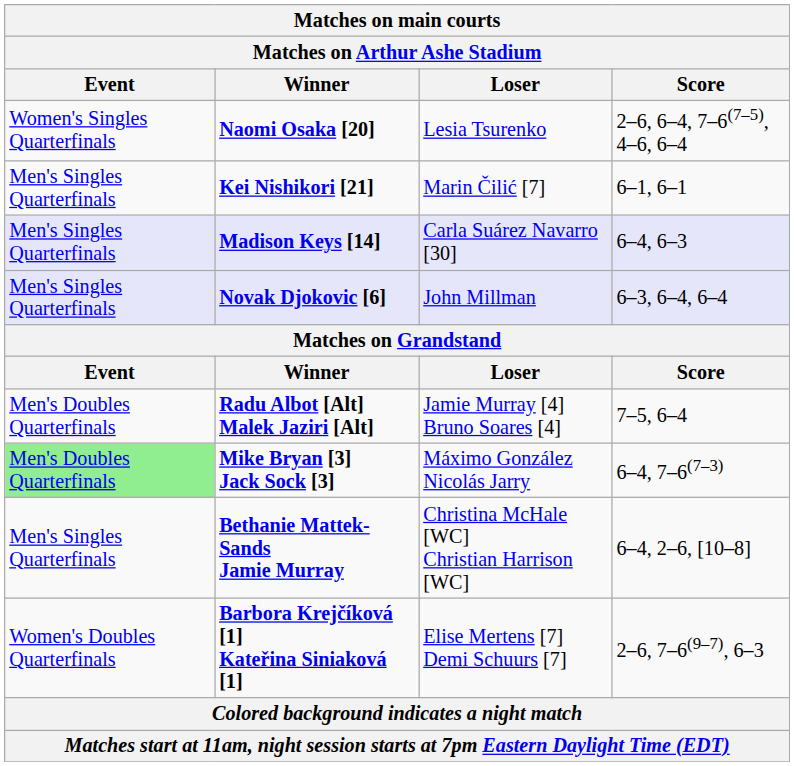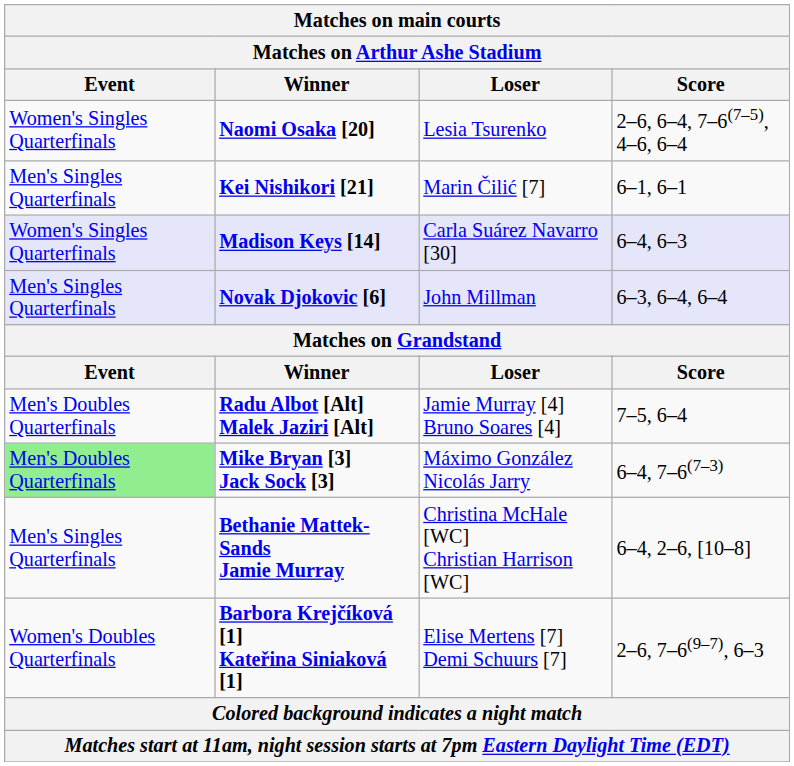(66, 242) Men's Singles Quarterfinals -> (78, 242) Women's Singles Quarterfinals
